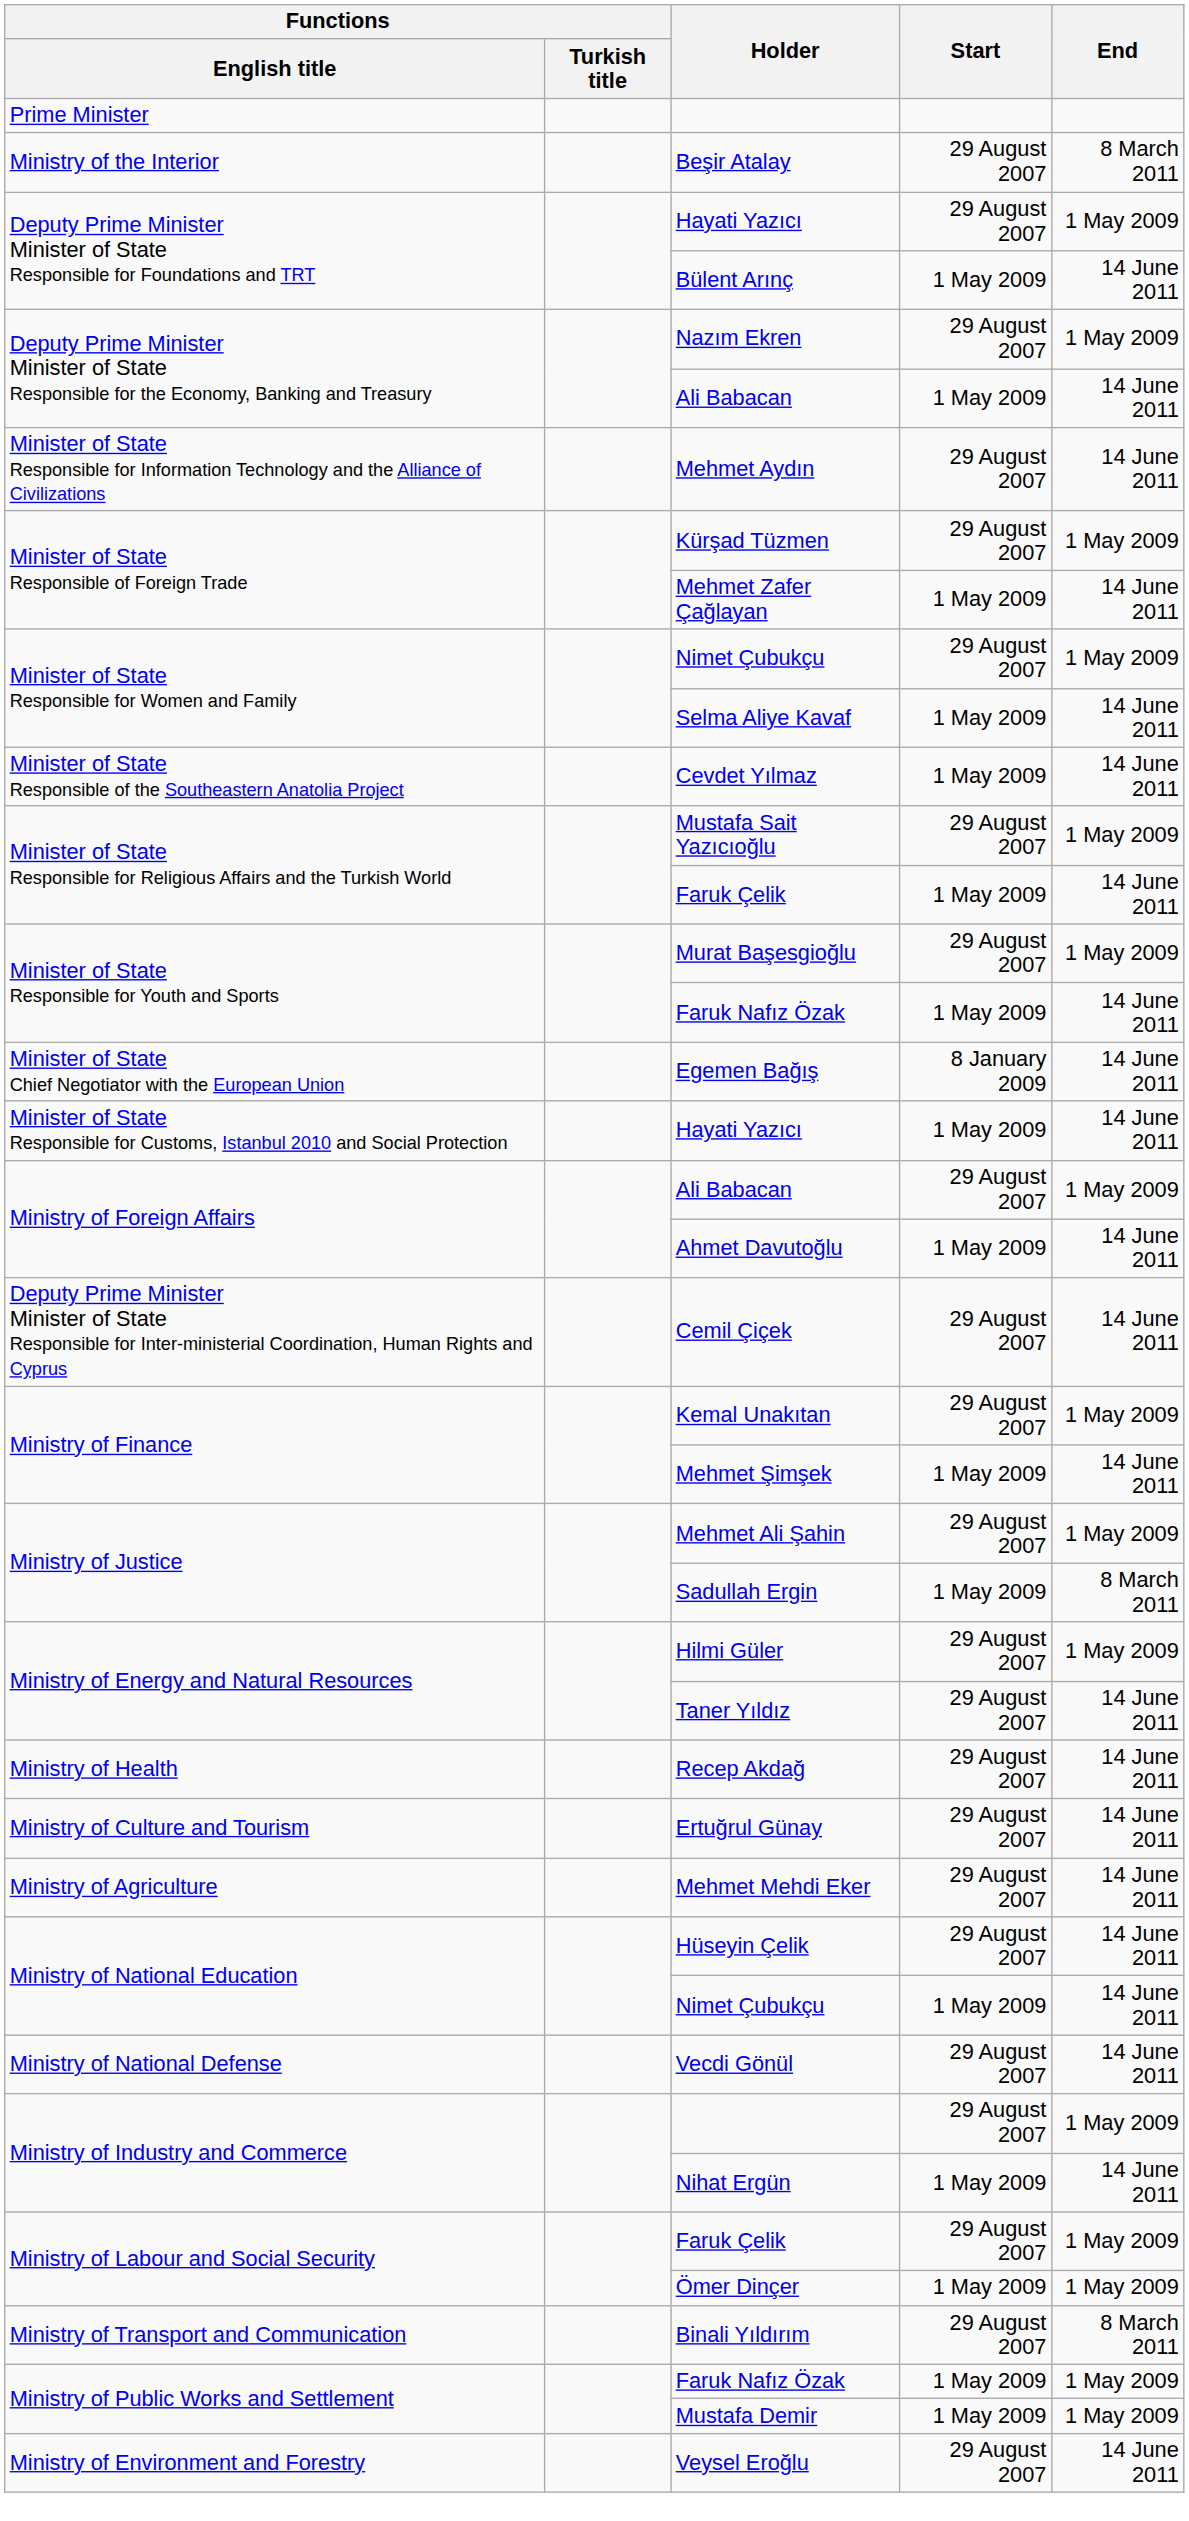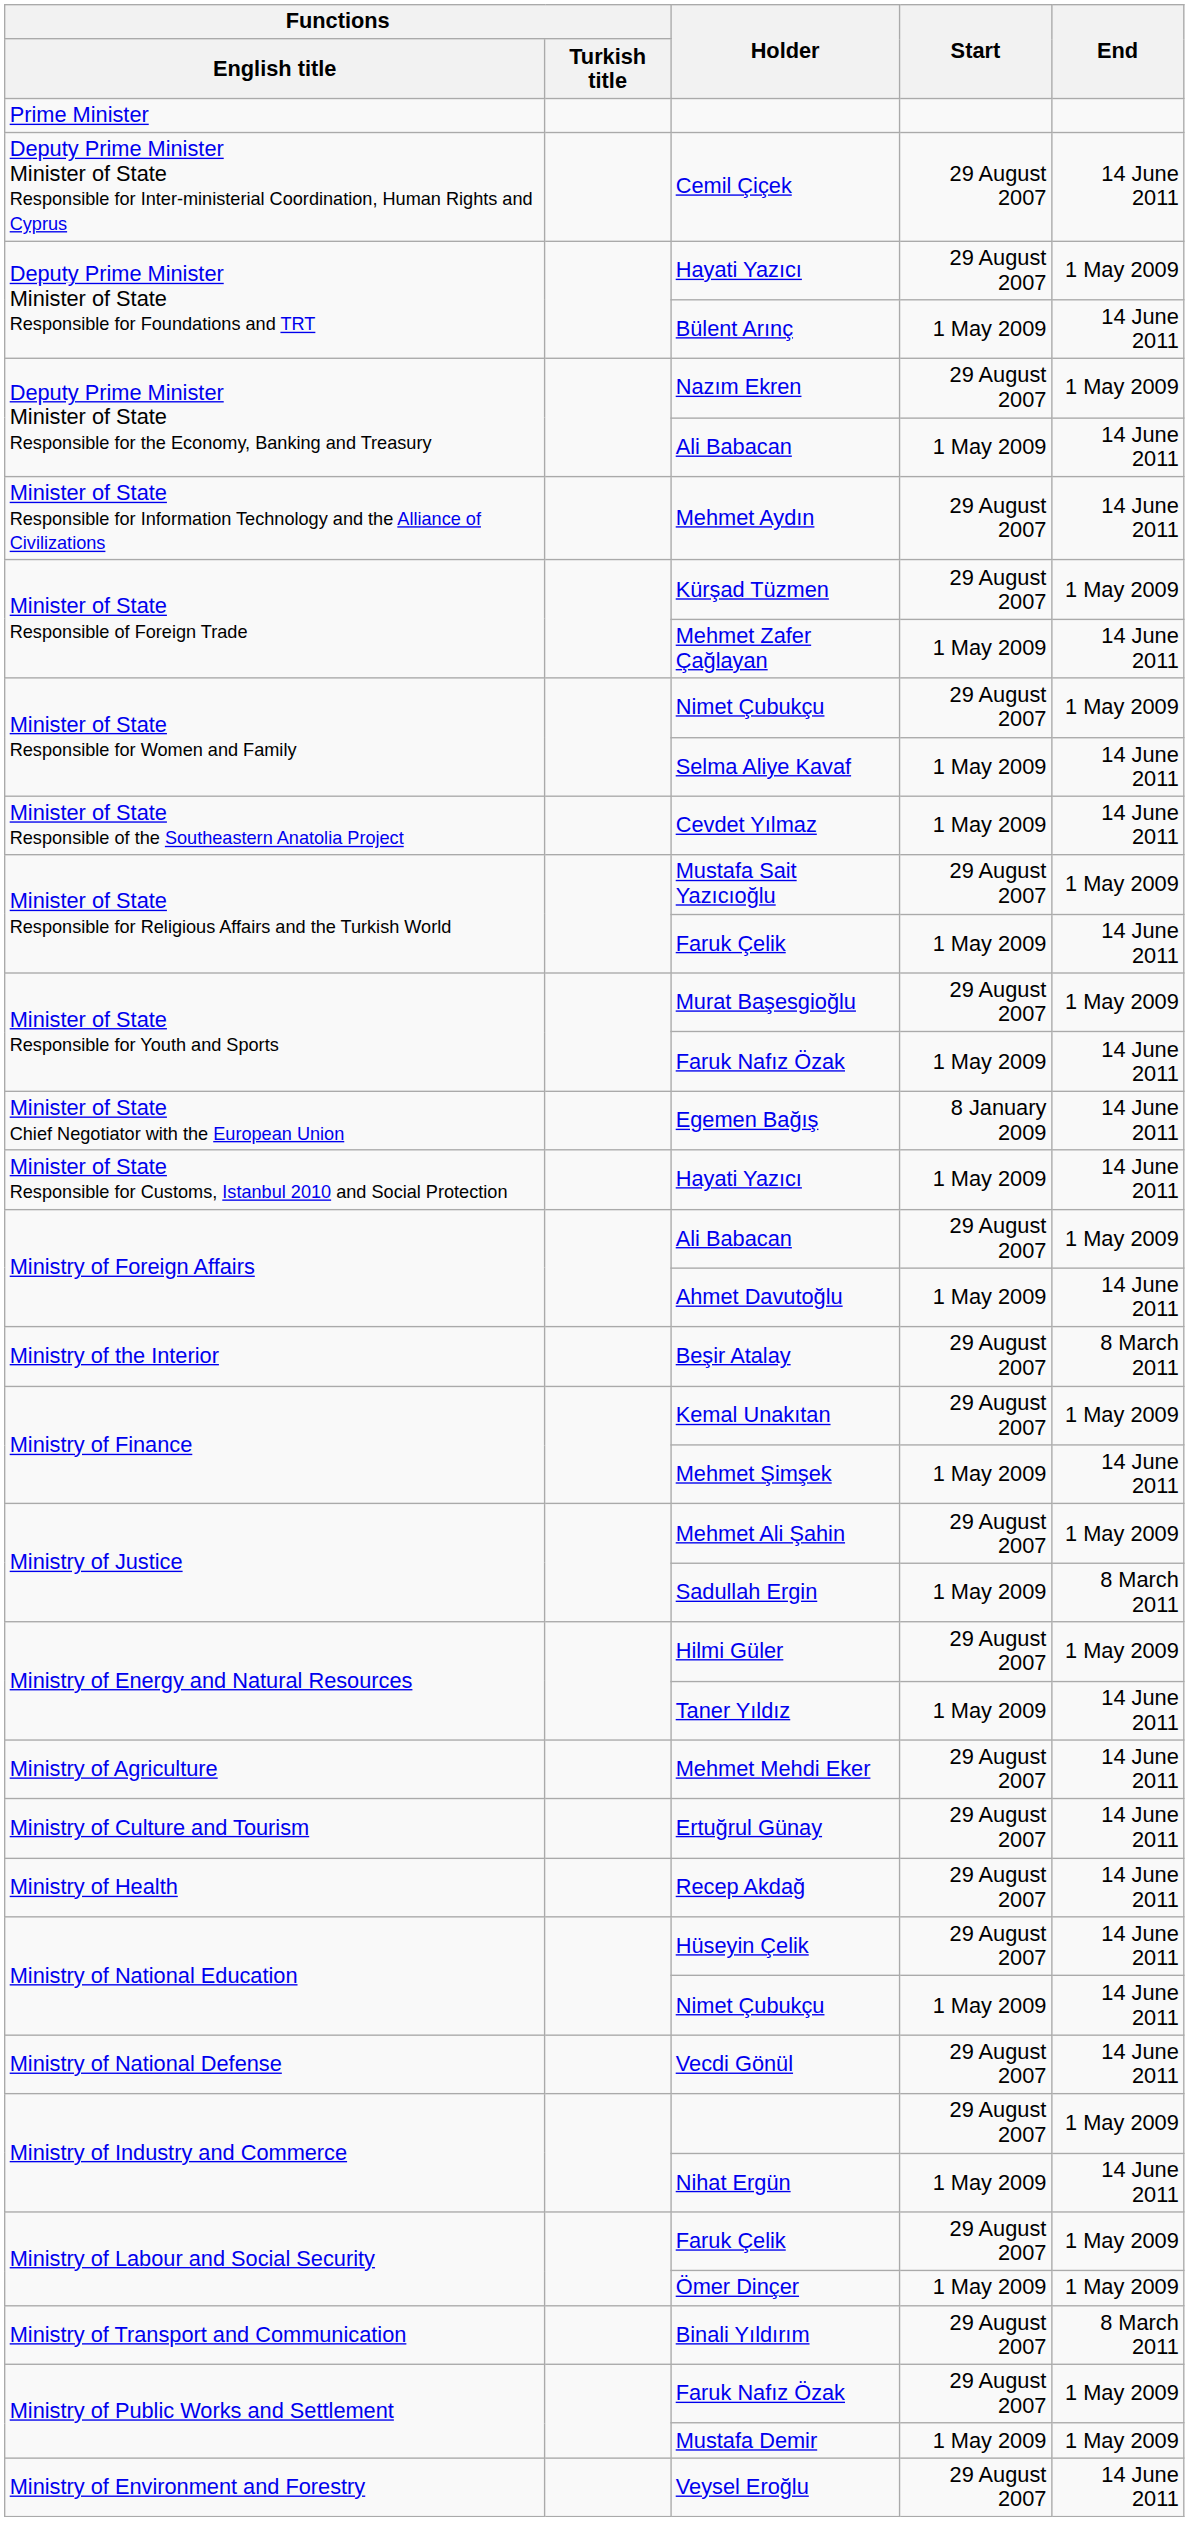rows swapped: (271, 1331) <-> (114, 162)
(998, 1710) 29 August 2007 -> (989, 1710) 1 May 2009
rows swapped: (114, 1887) <-> (94, 1769)
(989, 2381) 1 May 2009 -> (998, 2393) 29 August 2007
